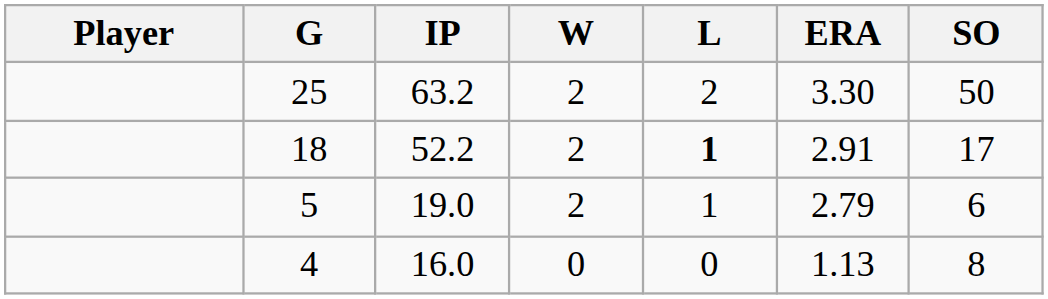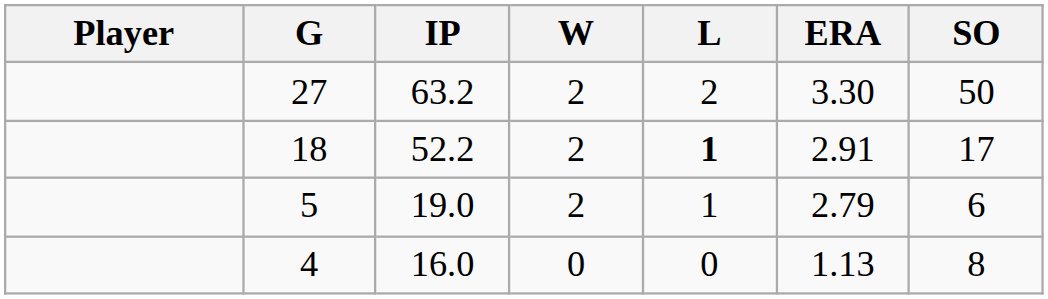(309, 90) 25 -> (309, 90) 27
